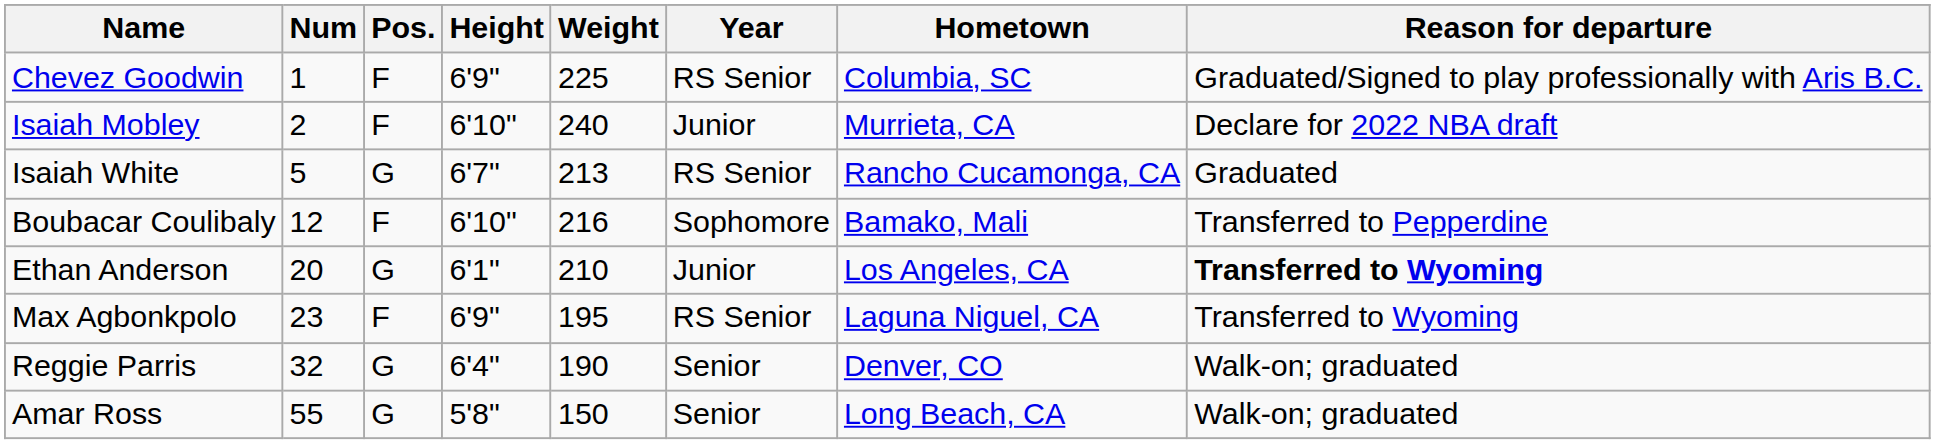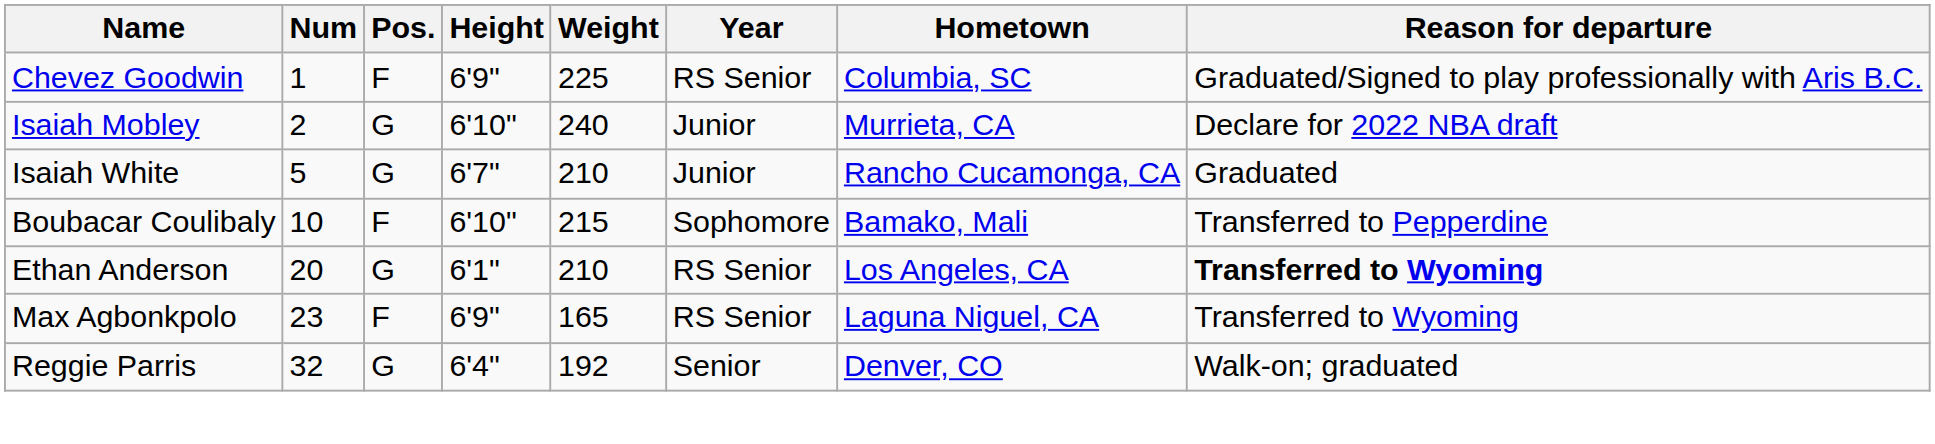(380, 125) F -> (383, 125) G
(583, 173) 213 -> (583, 173) 210
(742, 173) RS Senior -> (714, 173) Junior
(307, 221) 12 -> (307, 221) 10
(583, 221) 216 -> (583, 221) 215
(714, 269) Junior -> (742, 269) RS Senior
(583, 317) 195 -> (583, 317) 165
(583, 366) 190 -> (583, 366) 192
- row: (87, 414)
